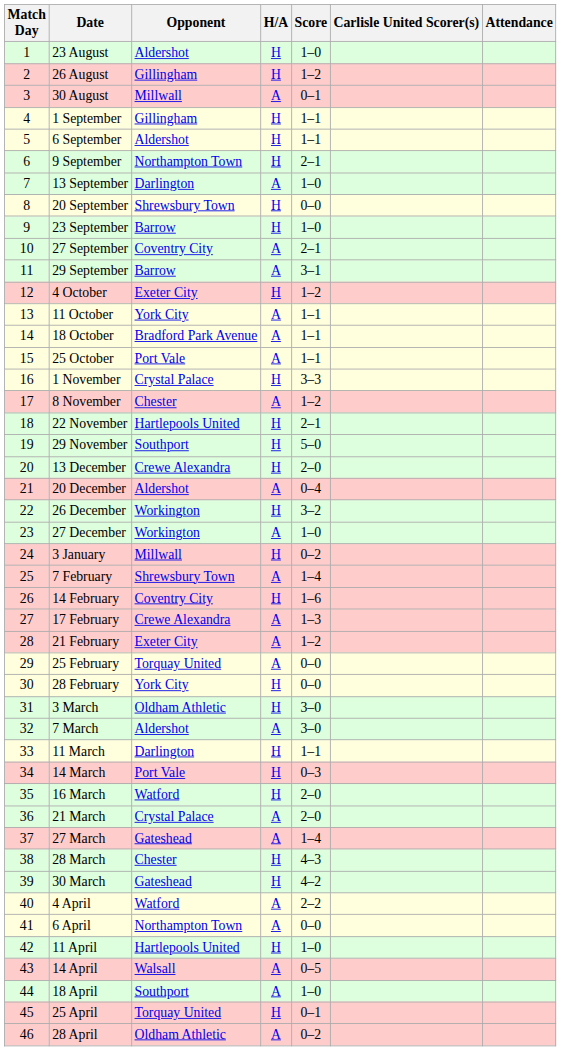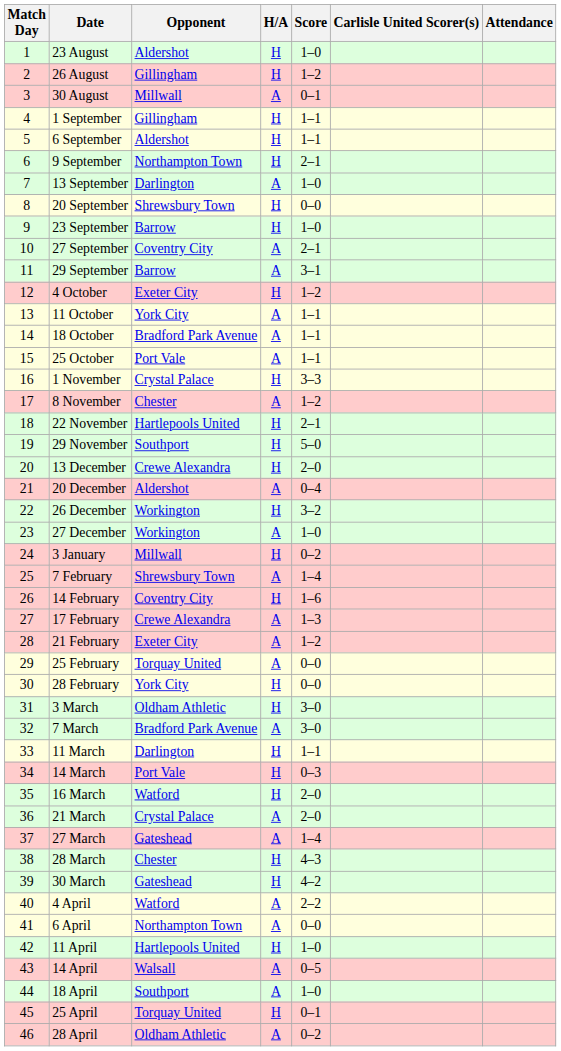(162, 729) Aldershot -> (196, 729) Bradford Park Avenue
